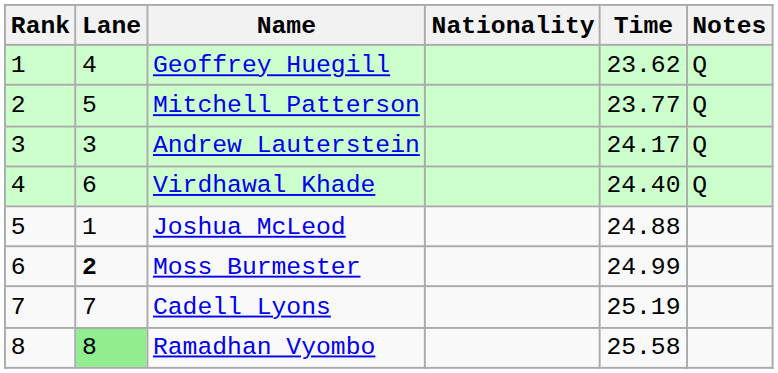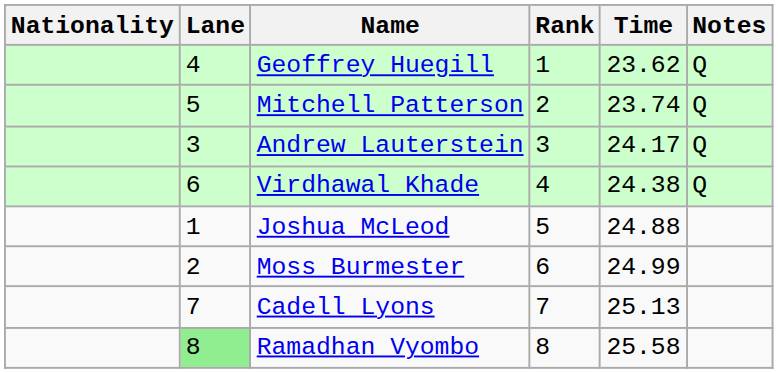columns swapped: (40, 25) <-> (513, 25)
(643, 106) 23.77 -> (643, 106) 23.74
(643, 186) 24.40 -> (643, 186) 24.38
(89, 267) bold -> (193, 267) normal
(643, 307) 25.19 -> (643, 307) 25.13
